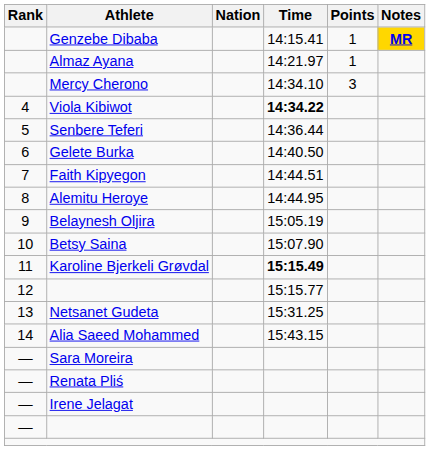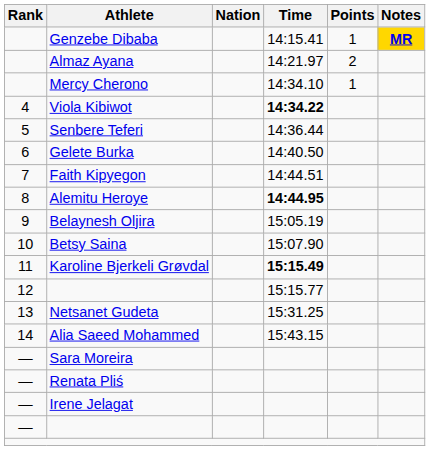(352, 61) 1 -> (352, 61) 2
(352, 84) 3 -> (352, 84) 1
(295, 198) normal -> (295, 198) bold
